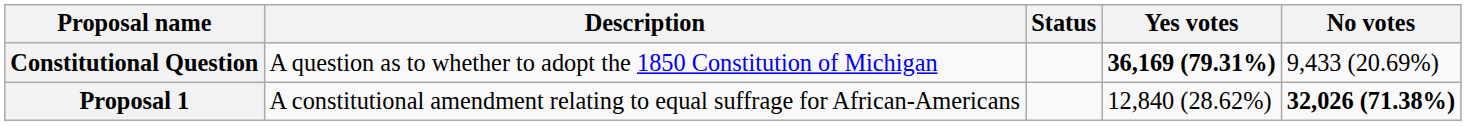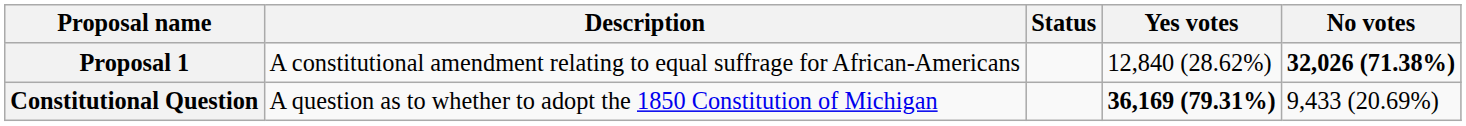rows swapped: (134, 62) <-> (134, 100)
